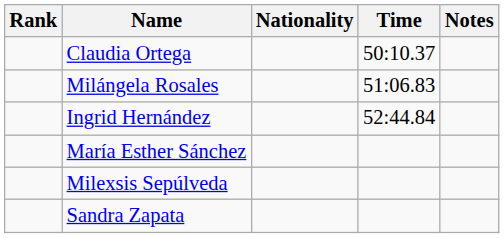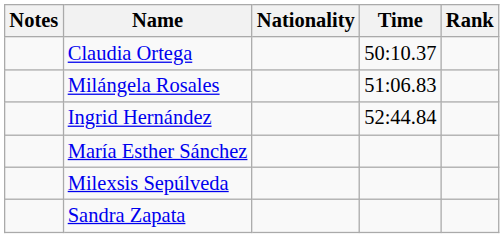columns swapped: (33, 20) <-> (469, 20)
